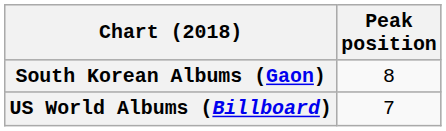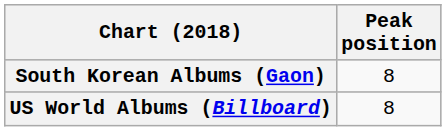(389, 109) 7 -> (389, 109) 8
